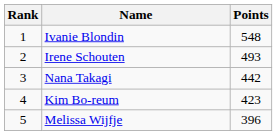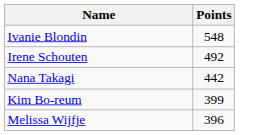- column: (23, 15)
(251, 57) 493 -> (214, 57) 492
(251, 99) 423 -> (214, 99) 399
